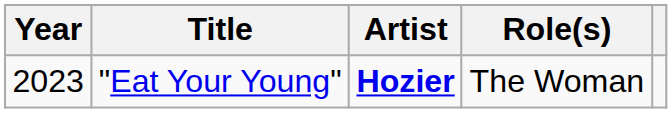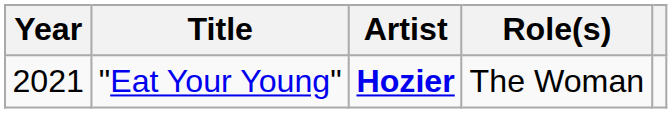(48, 81) 2023 -> (48, 81) 2021
